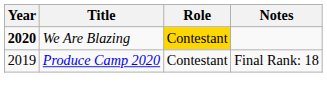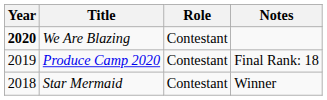(197, 38) gold background -> (197, 38) no background
+ row: (83, 83)
